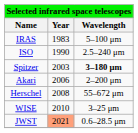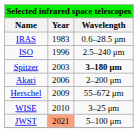(104, 39) 5–100 μm -> (104, 39) 0.6–28.5 μm
(61, 52) 1990 -> (61, 52) 1996
(61, 94) 2008 -> (61, 94) 2009
(104, 121) 0.6–28.5 μm -> (104, 121) 5–100 μm
